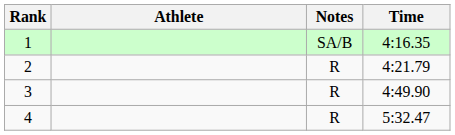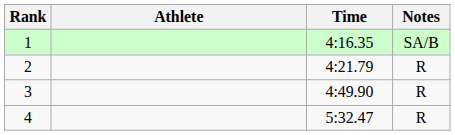columns swapped: (406, 17) <-> (335, 17)
